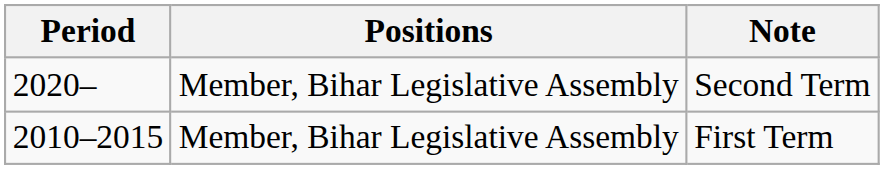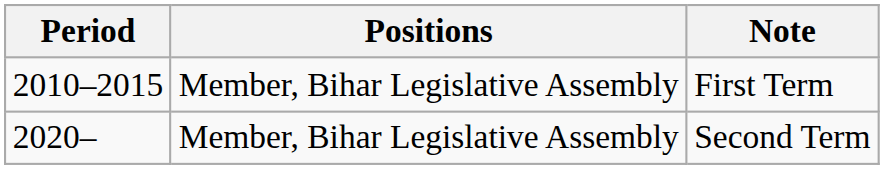rows swapped: (764, 137) <-> (782, 84)
